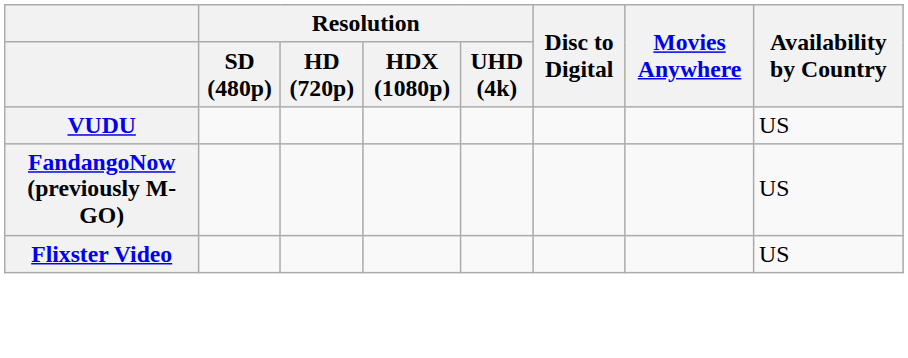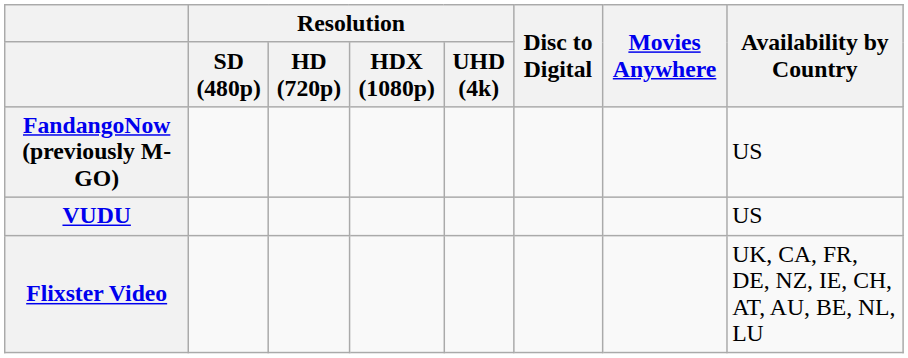rows swapped: (102, 125) <-> (102, 189)
(774, 253) US -> (814, 293) UK, CA, FR, DE, NZ, IE, CH, AT, AU, BE, NL, LU
